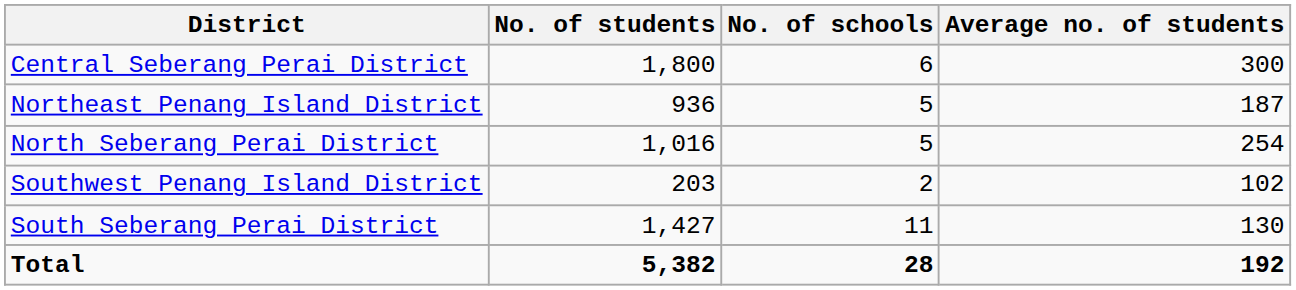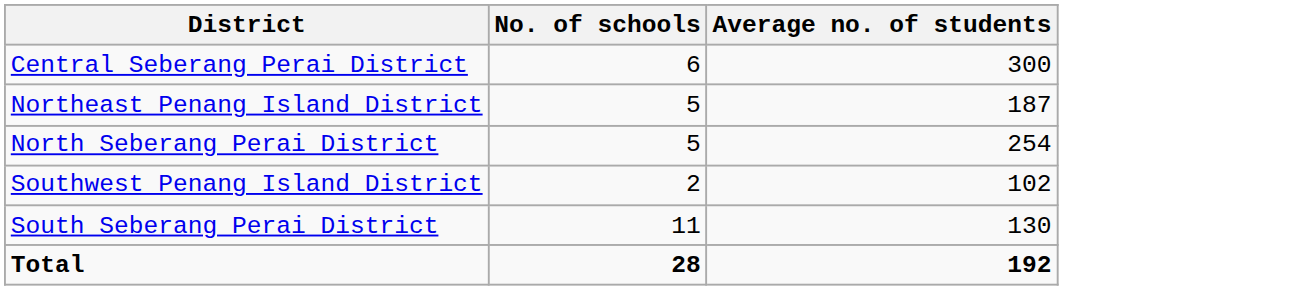- column: (605, 25)
